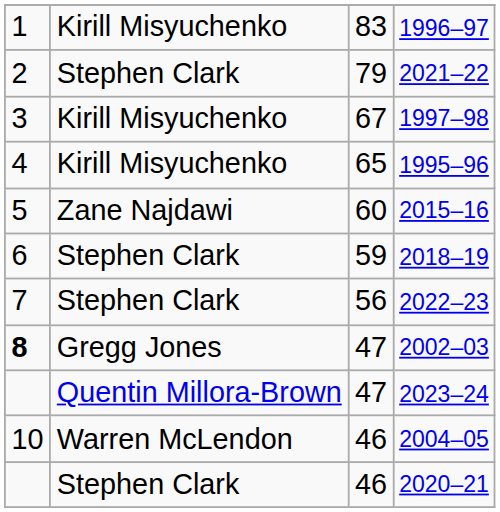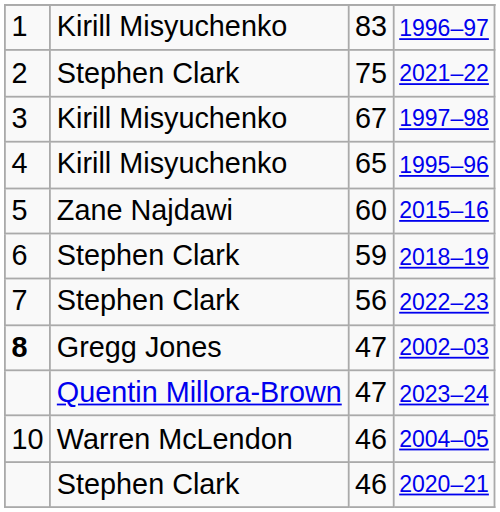(371, 73) 79 -> (371, 73) 75
